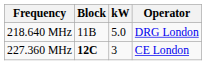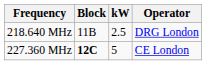(119, 32) 5.0 -> (119, 32) 2.5
(114, 50) 3 -> (114, 50) 5
